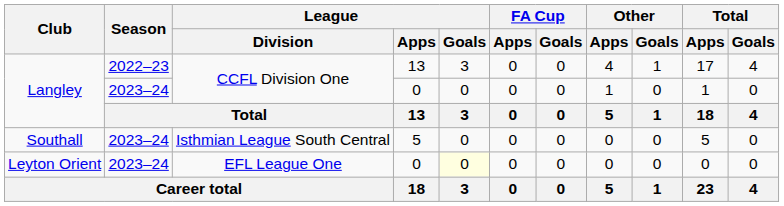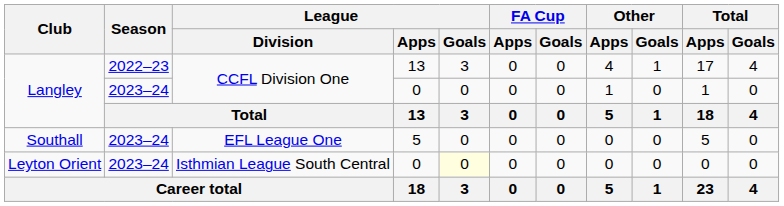(283, 139) Isthmian League South Central -> (283, 139) EFL League One
(283, 164) EFL League One -> (283, 164) Isthmian League South Central
